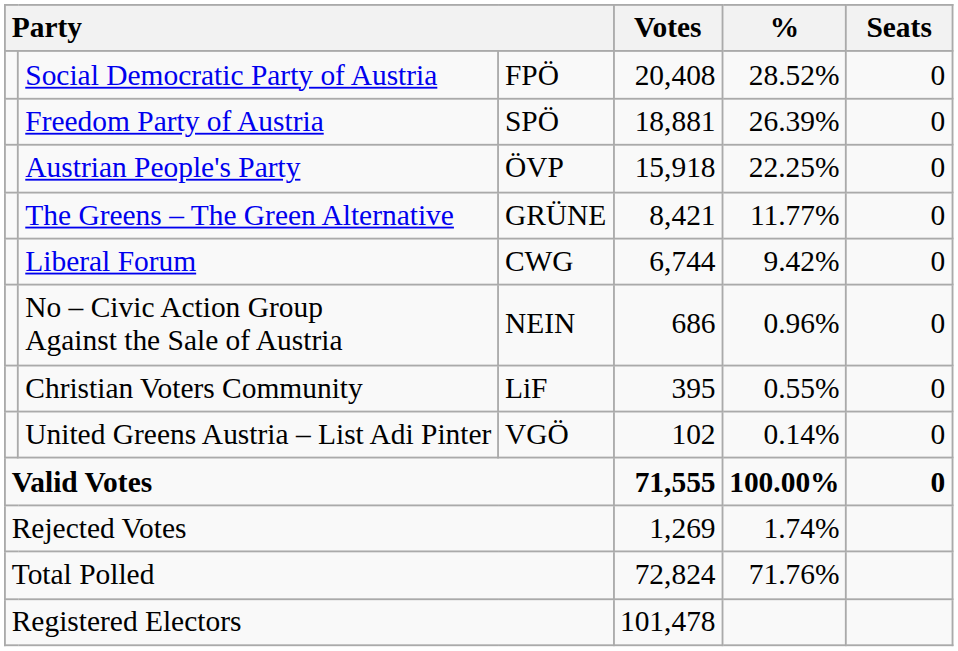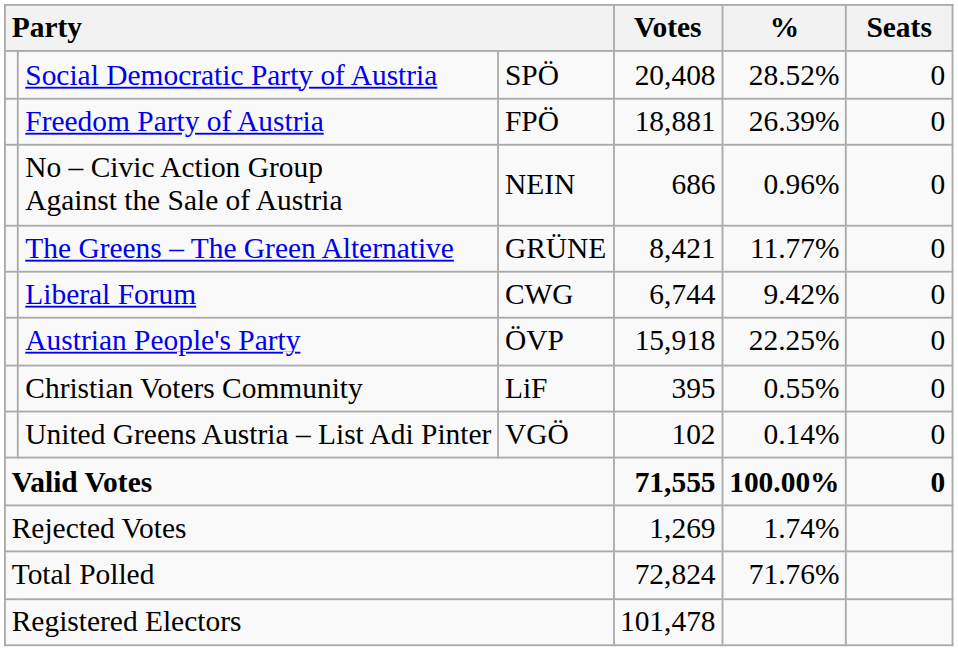(532, 74) FPÖ -> (532, 74) SPÖ
(532, 121) SPÖ -> (532, 121) FPÖ
rows swapped: (163, 167) <-> (184, 324)
